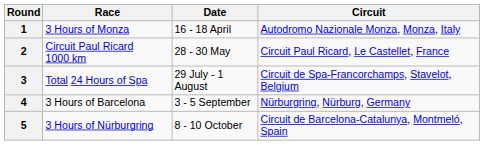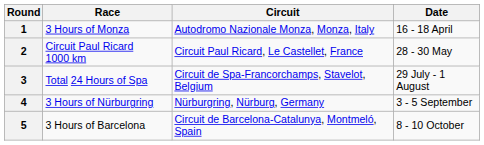columns swapped: (369, 12) <-> (215, 12)
(95, 103) 3 Hours of Barcelona -> (99, 103) 3 Hours of Nürburgring
(99, 125) 3 Hours of Nürburgring -> (95, 125) 3 Hours of Barcelona
